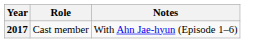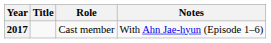+ column: (43, 12)
